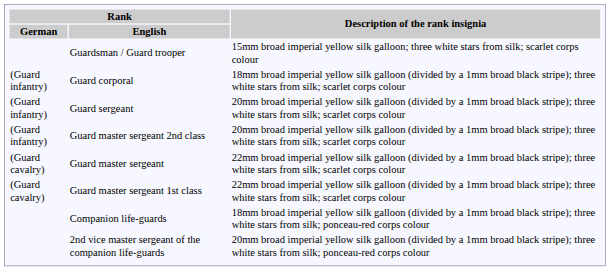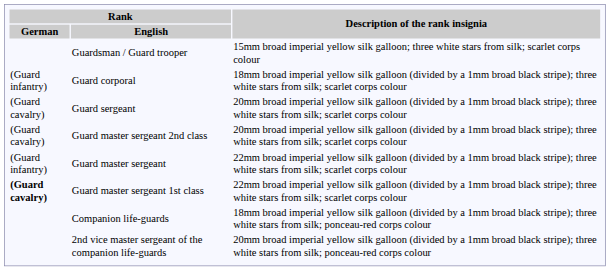(29, 108) (Guard infantry) -> (27, 108) (Guard cavalry)
(29, 135) (Guard infantry) -> (27, 135) (Guard cavalry)
(27, 163) (Guard cavalry) -> (29, 163) (Guard infantry)
(27, 191) normal -> (29, 191) bold
